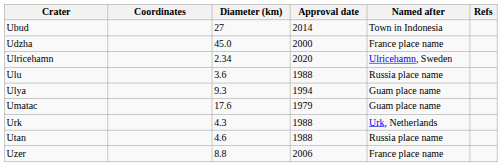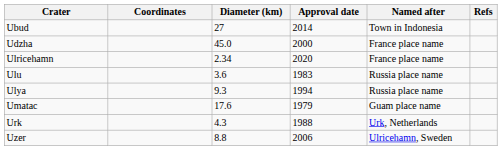(411, 59) Ulricehamn, Sweden -> (406, 59) France place name
(302, 75) 1988 -> (302, 75) 1983
(405, 91) Guam place name -> (406, 91) Russia place name
- row: (16, 138)
(406, 153) France place name -> (411, 138) Ulricehamn, Sweden
